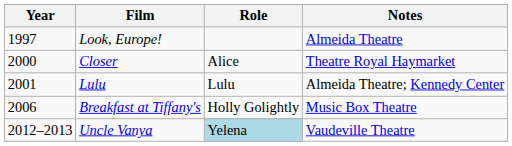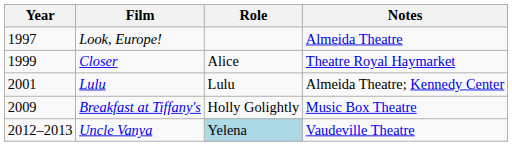(22, 61) 2000 -> (22, 61) 1999
(22, 107) 2006 -> (22, 107) 2009
